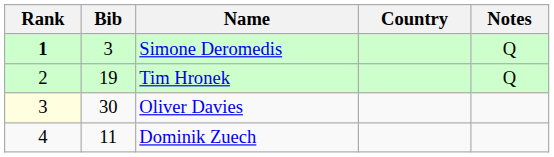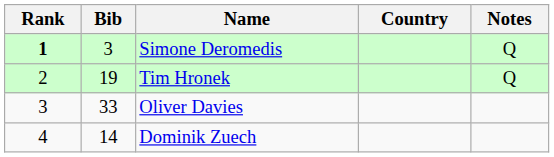(43, 107) lightyellow background -> (43, 107) no background
(108, 107) 30 -> (108, 107) 33
(108, 136) 11 -> (108, 136) 14
